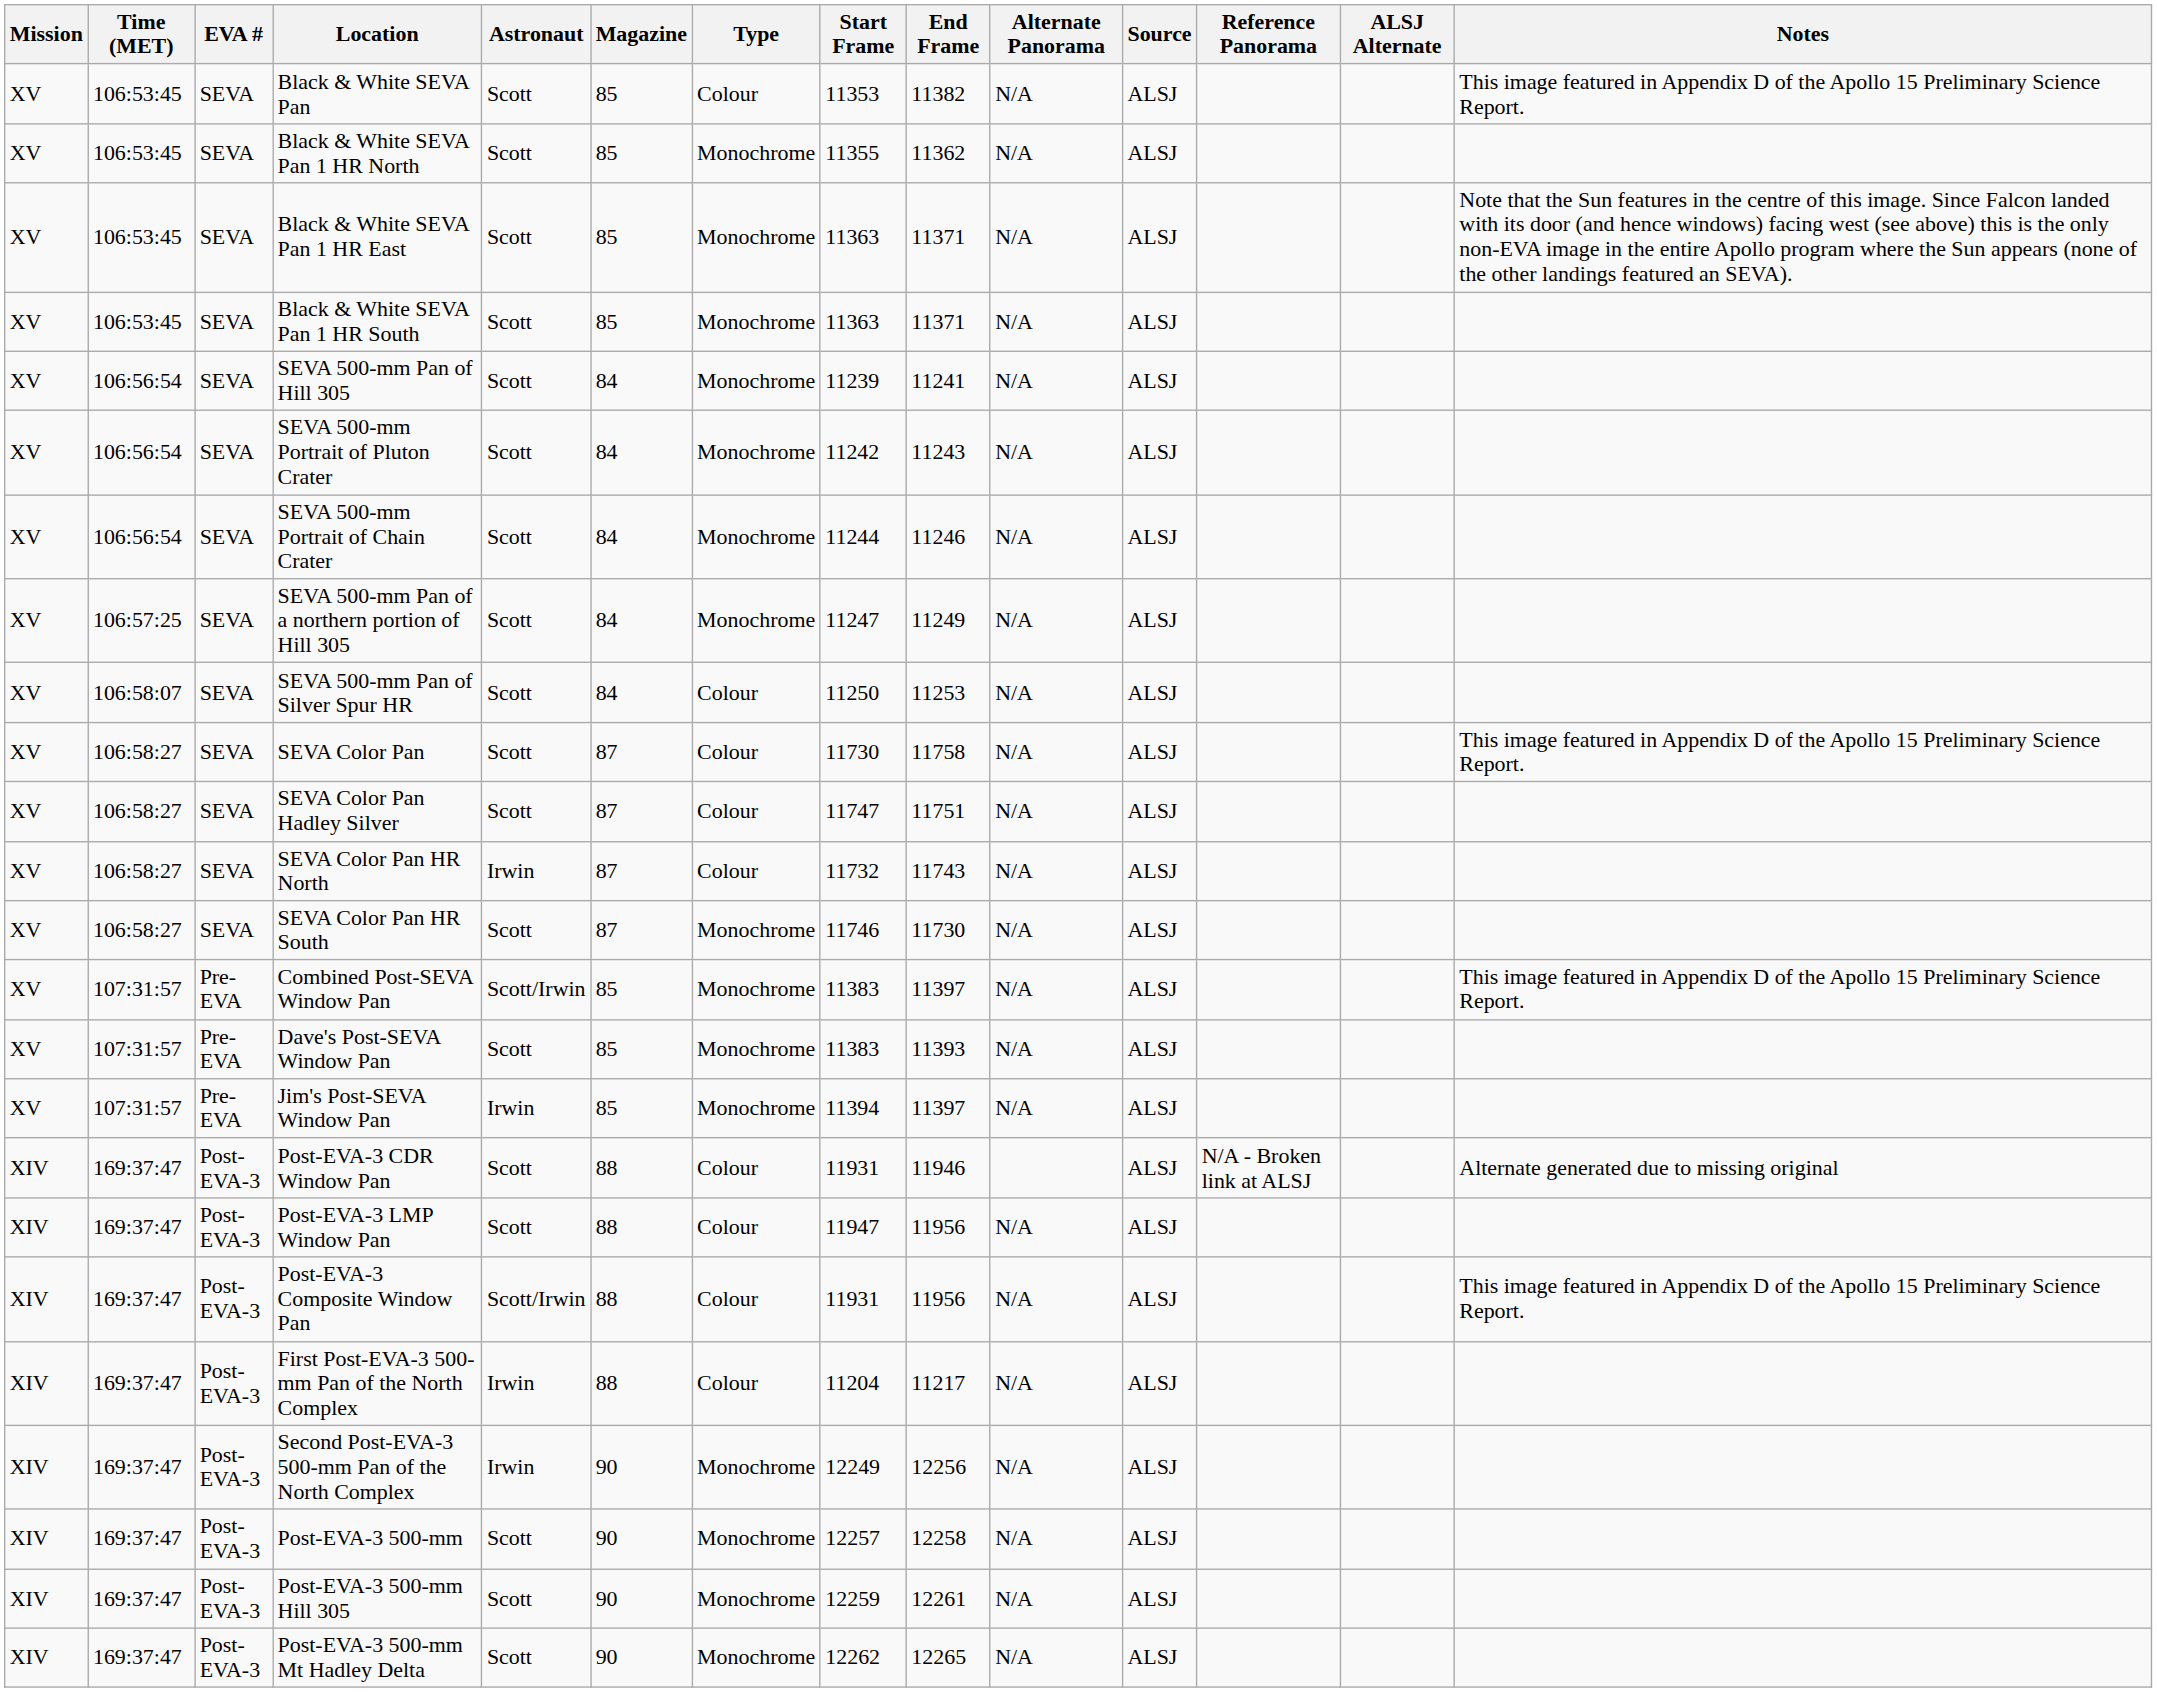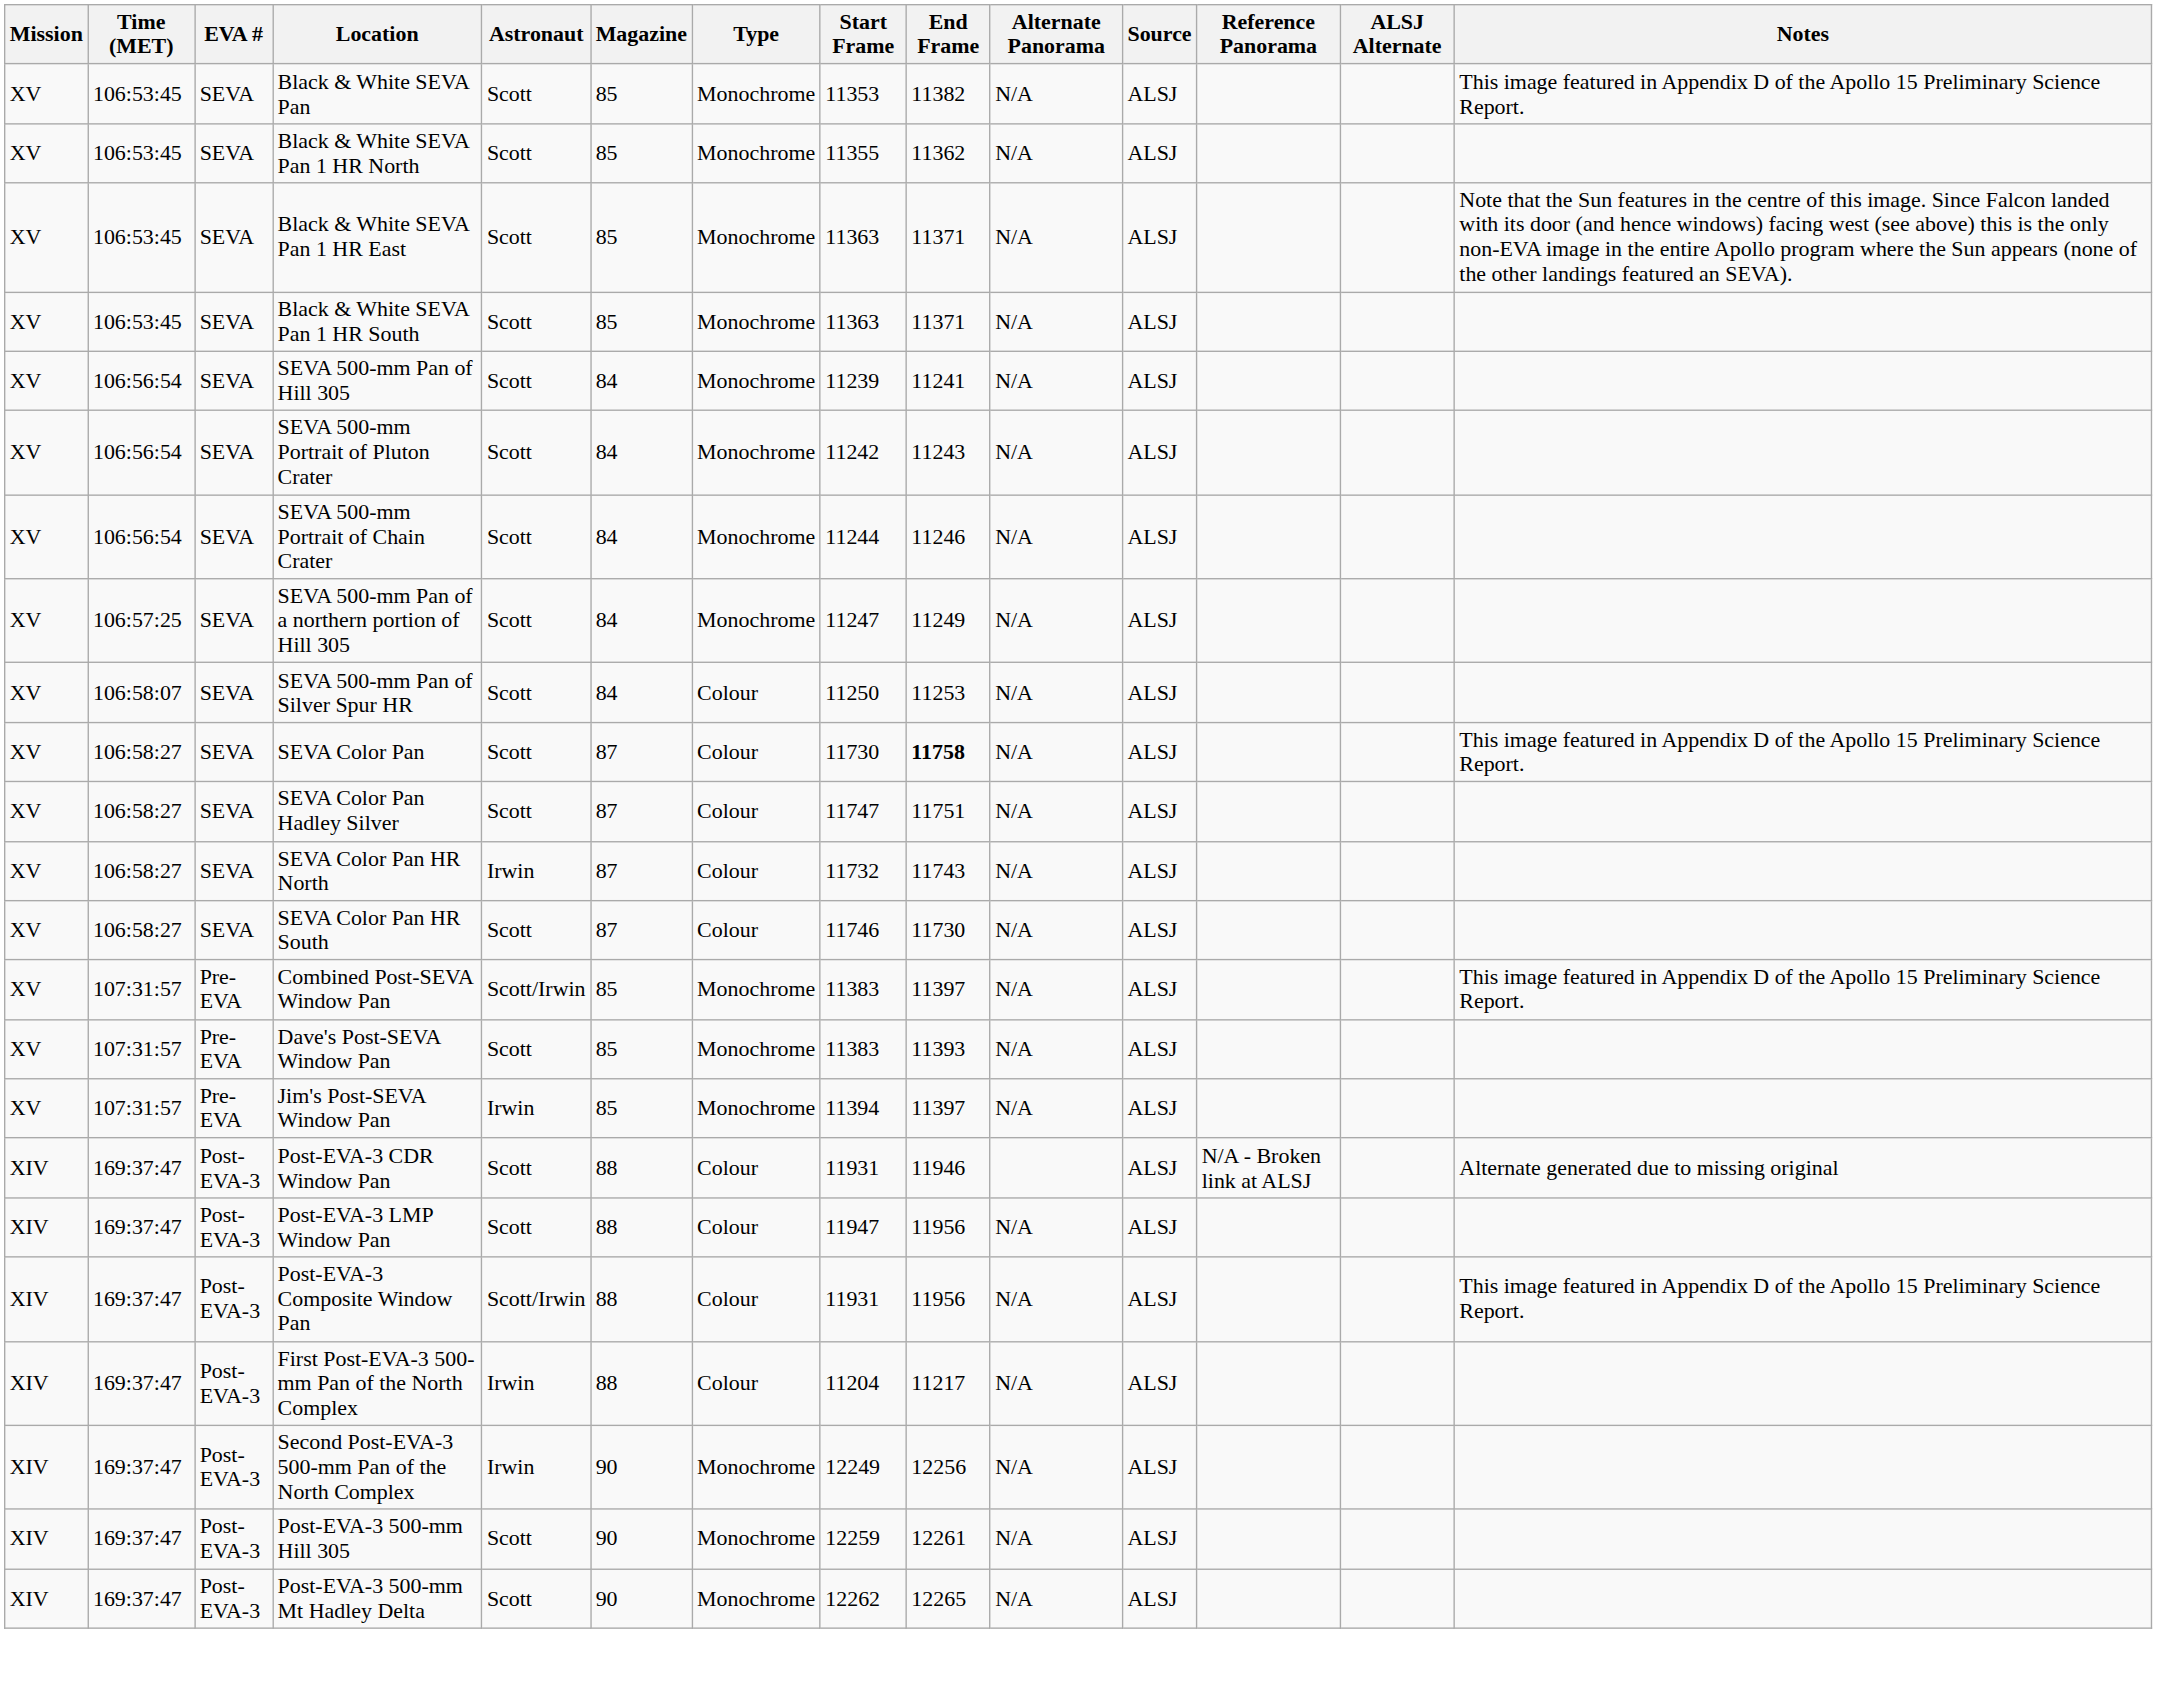(728, 93) Colour -> (756, 93) Monochrome
(938, 751) normal -> (938, 751) bold
(756, 930) Monochrome -> (728, 930) Colour
- row: (370, 1538)
